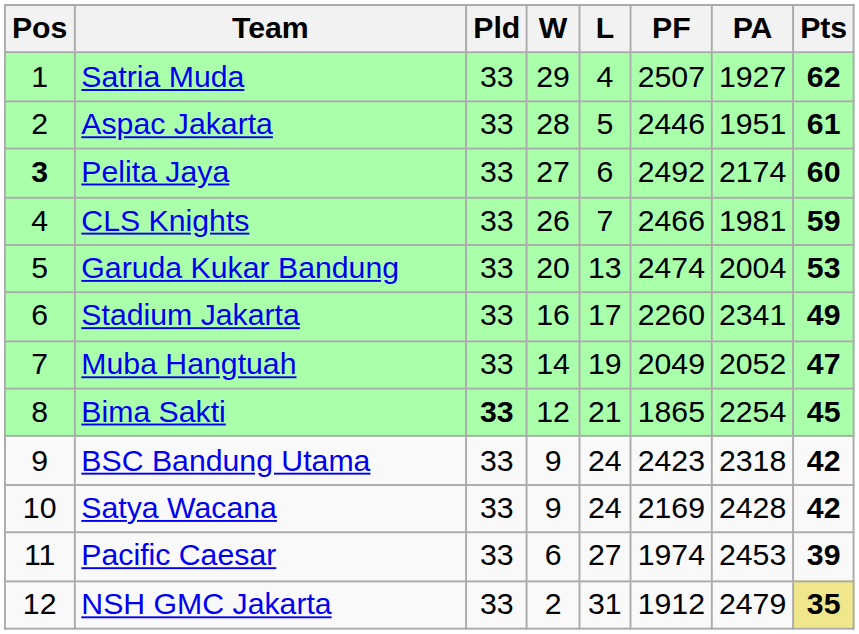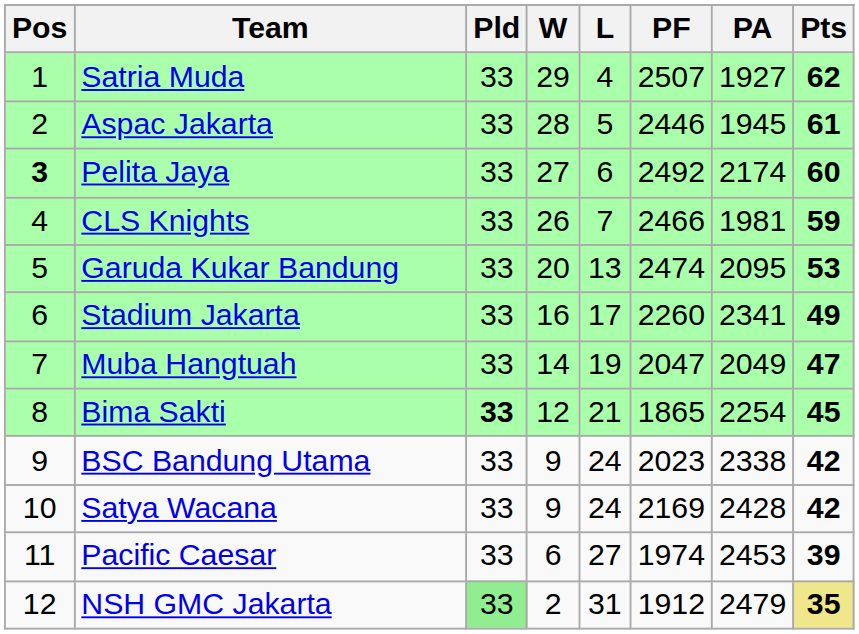(753, 124) 1951 -> (753, 124) 1945
(753, 268) 2004 -> (753, 268) 2095
(671, 364) 2049 -> (671, 364) 2047
(753, 364) 2052 -> (753, 364) 2049
(671, 460) 2423 -> (671, 460) 2023
(753, 460) 2318 -> (753, 460) 2338
(497, 603) no background -> (497, 603) lightgreen background
